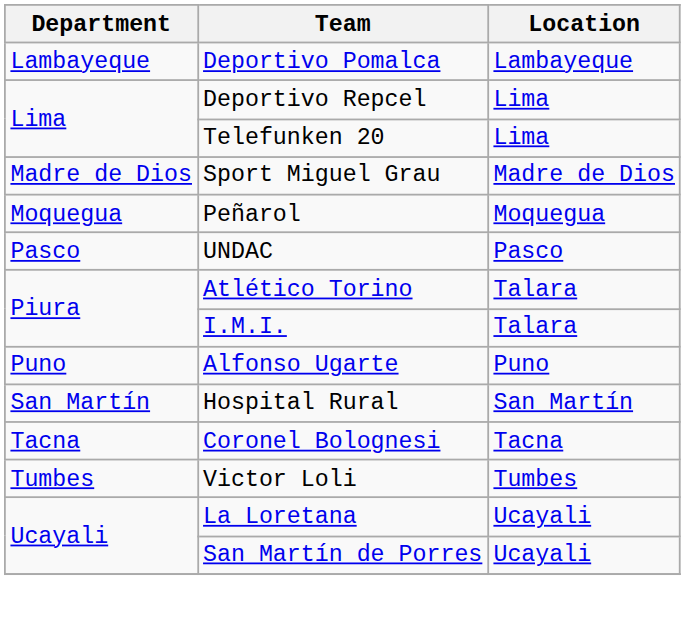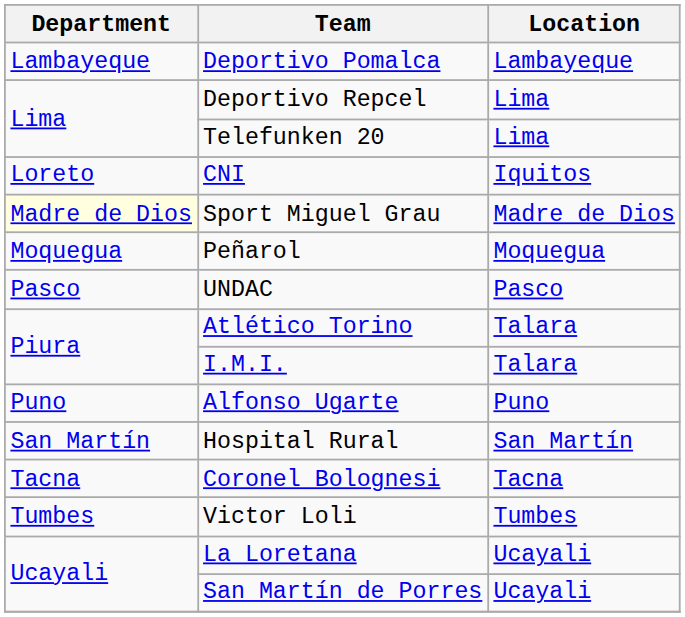+ row: (224, 176)
(101, 176) no background -> (101, 213) lightyellow background
